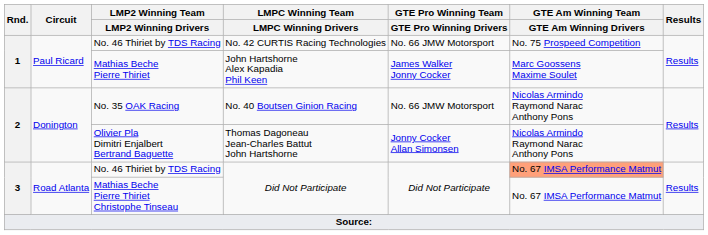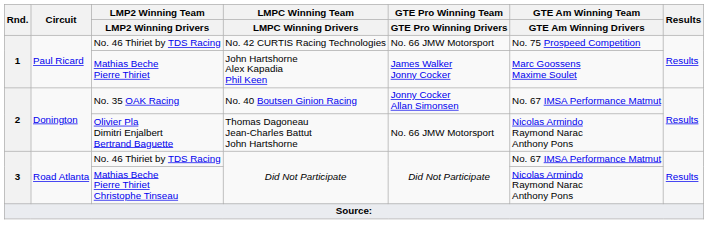(442, 106) No. 66 JMW Motorsport -> (425, 100) Jonny Cocker Allan Simonsen
(547, 106) Nicolas Armindo Raymond Narac Anthony Pons -> (587, 100) No. 67 IMSA Performance Matmut
(425, 143) Jonny Cocker Allan Simonsen -> (442, 132) No. 66 JMW Motorsport
(587, 169) lightsalmon background -> (587, 158) no background
(587, 195) No. 67 IMSA Performance Matmut -> (547, 185) Nicolas Armindo Raymond Narac Anthony Pons
